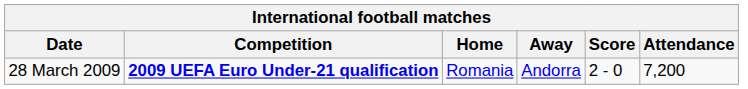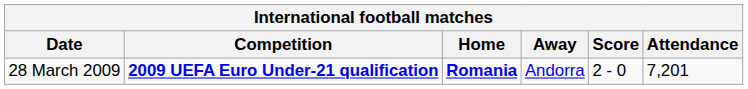(480, 71) normal -> (482, 71) bold
(664, 71) 7,200 -> (668, 71) 7,201
